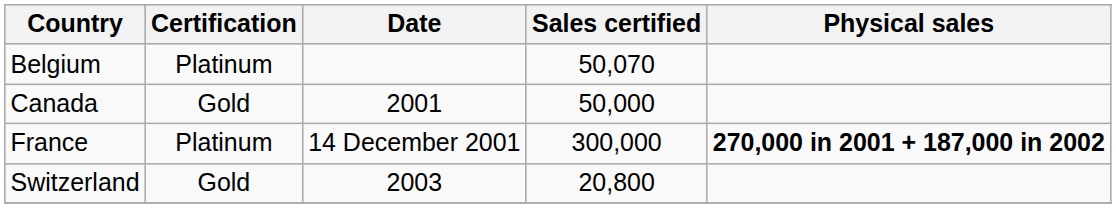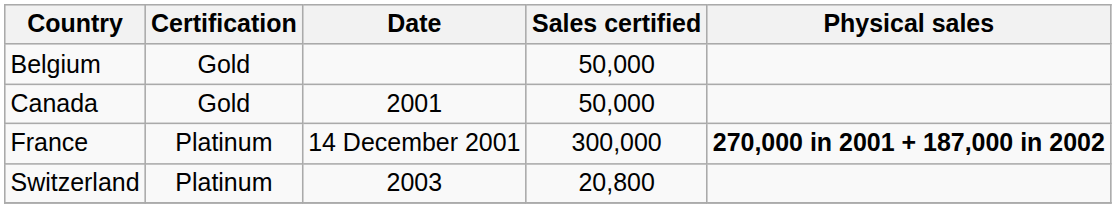(224, 63) Platinum -> (224, 63) Gold
(617, 63) 50,070 -> (617, 63) 50,000
(224, 182) Gold -> (224, 182) Platinum
